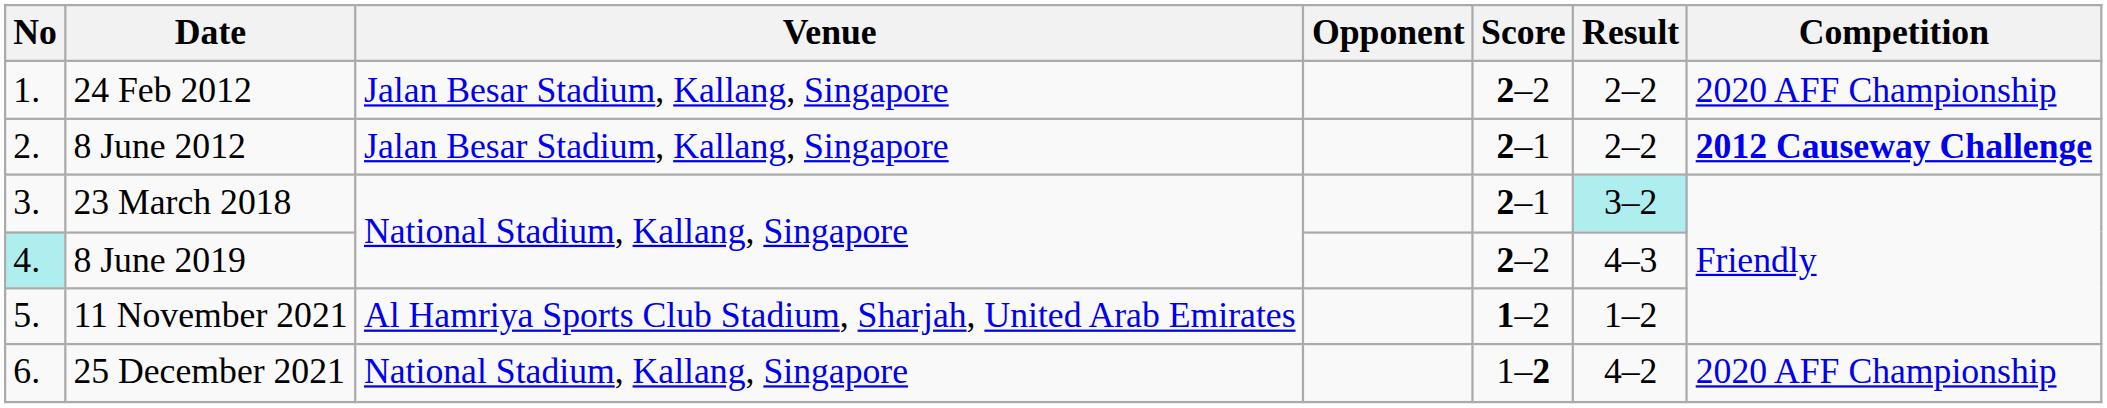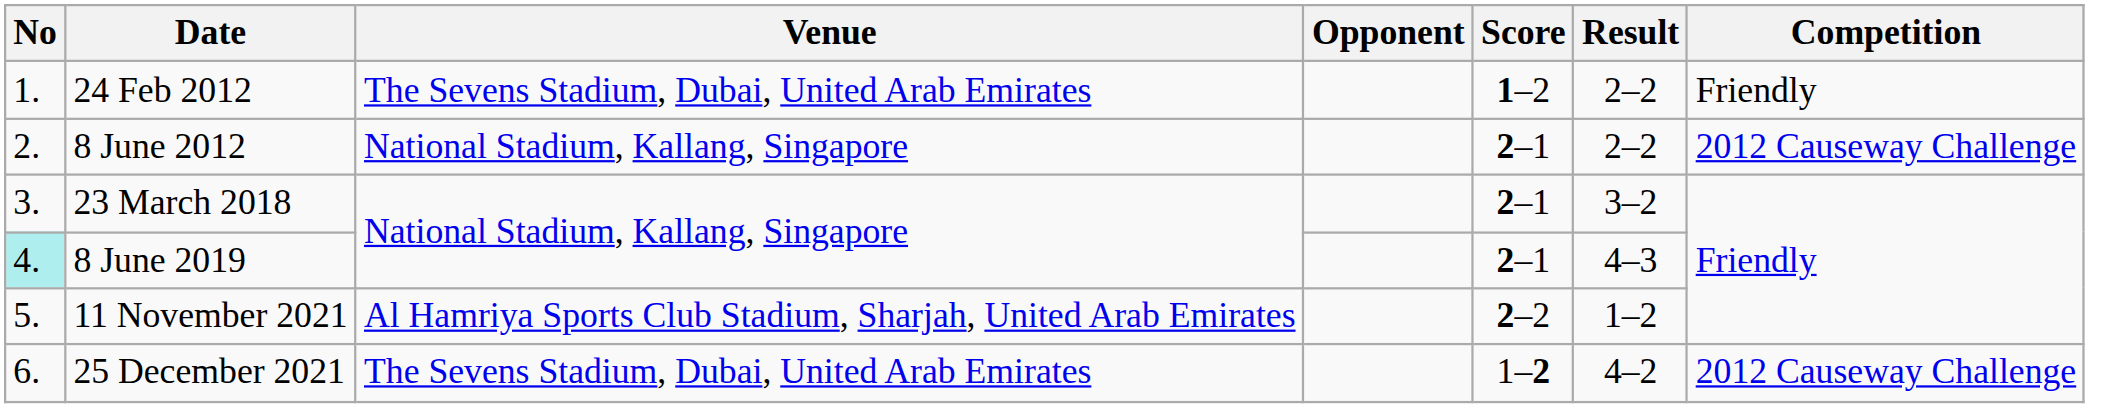(656, 89) Jalan Besar Stadium, Kallang, Singapore -> (728, 89) The Sevens Stadium, Dubai, United Arab Emirates
(1523, 89) 2–2 -> (1523, 89) 1–2
(1876, 89) 2020 AFF Championship -> (1756, 89) Friendly
(656, 145) Jalan Besar Stadium, Kallang, Singapore -> (636, 145) National Stadium, Kallang, Singapore
(1894, 145) bold -> (1886, 145) normal
(1631, 202) paleturquoise background -> (1631, 202) no background
(1523, 259) 2–2 -> (1523, 259) 2–1
(1523, 315) 1–2 -> (1523, 315) 2–2
(636, 372) National Stadium, Kallang, Singapore -> (728, 372) The Sevens Stadium, Dubai, United Arab Emirates
(1876, 372) 2020 AFF Championship -> (1886, 372) 2012 Causeway Challenge
